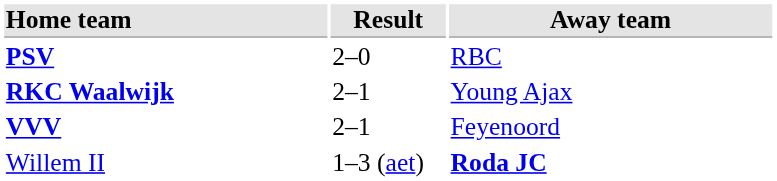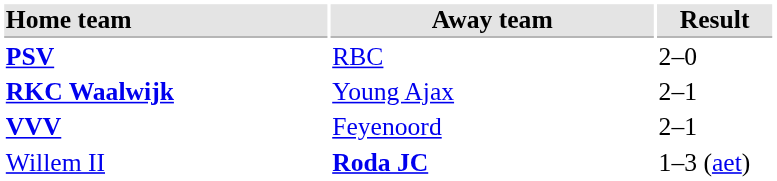columns swapped: (388, 19) <-> (611, 19)
